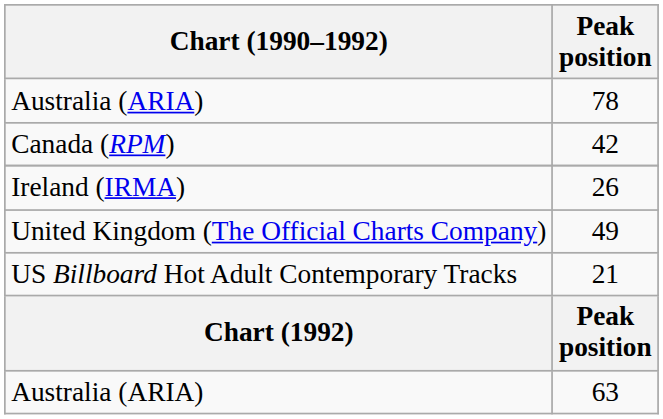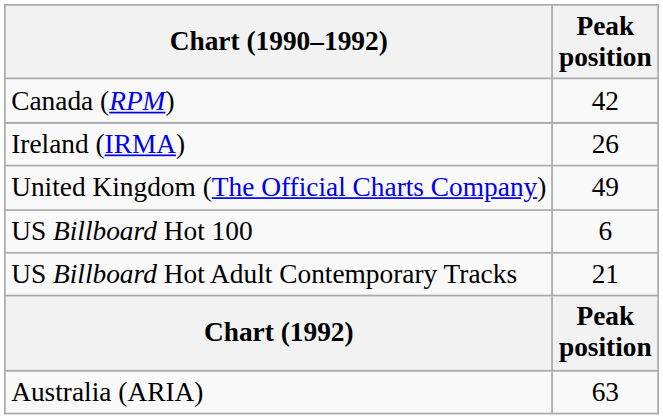- row: (605, 100)
+ row: (605, 230)
